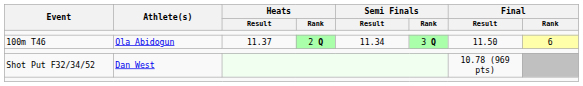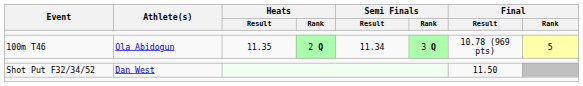(259, 41) 11.37 -> (259, 46) 11.35
(485, 41) 11.50 -> (485, 46) 10.78 (969 pts)
(550, 41) 6 -> (550, 46) 5
(485, 65) 10.78 (969 pts) -> (485, 70) 11.50
